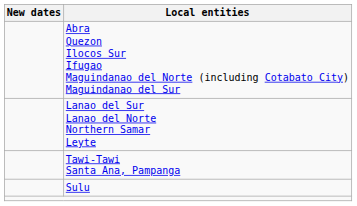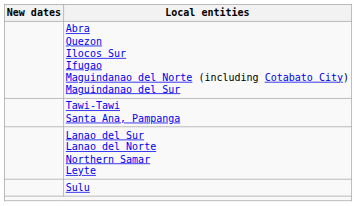rows swapped: (111, 124) <-> (123, 165)
